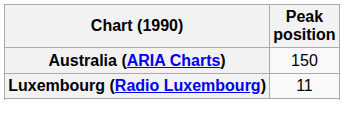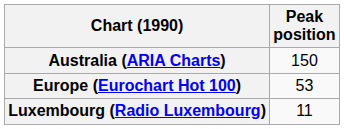+ row: (137, 85)
